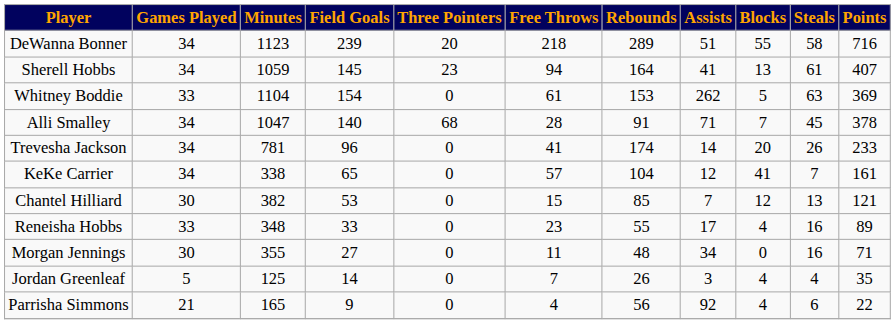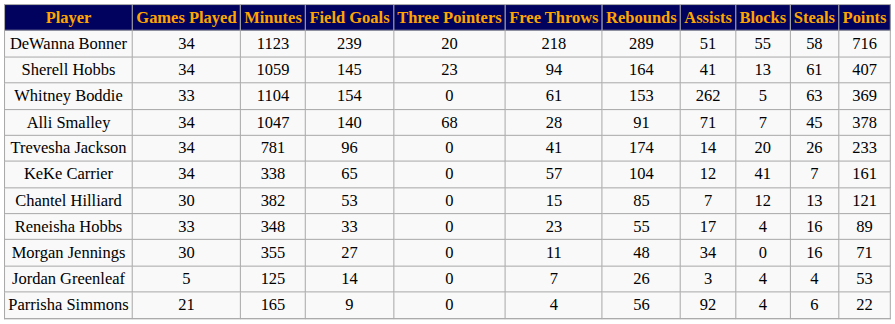(865, 278) 35 -> (865, 278) 53
